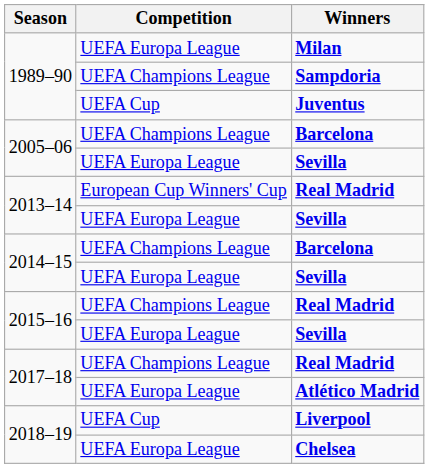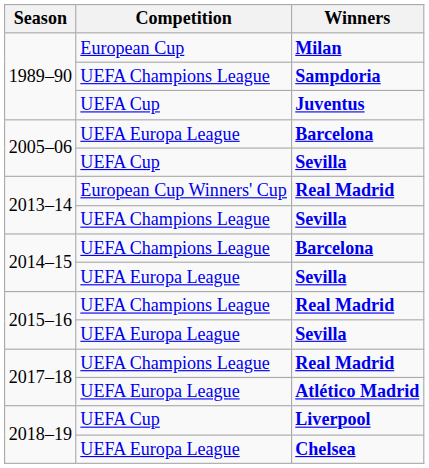(160, 47) UEFA Europa League -> (132, 47) European Cup
(175, 133) UEFA Champions League -> (160, 133) UEFA Europa League
(160, 162) UEFA Europa League -> (120, 162) UEFA Cup
(160, 219) UEFA Europa League -> (175, 219) UEFA Champions League
